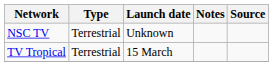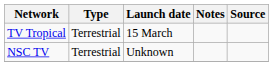rows swapped: (37, 52) <-> (28, 33)
